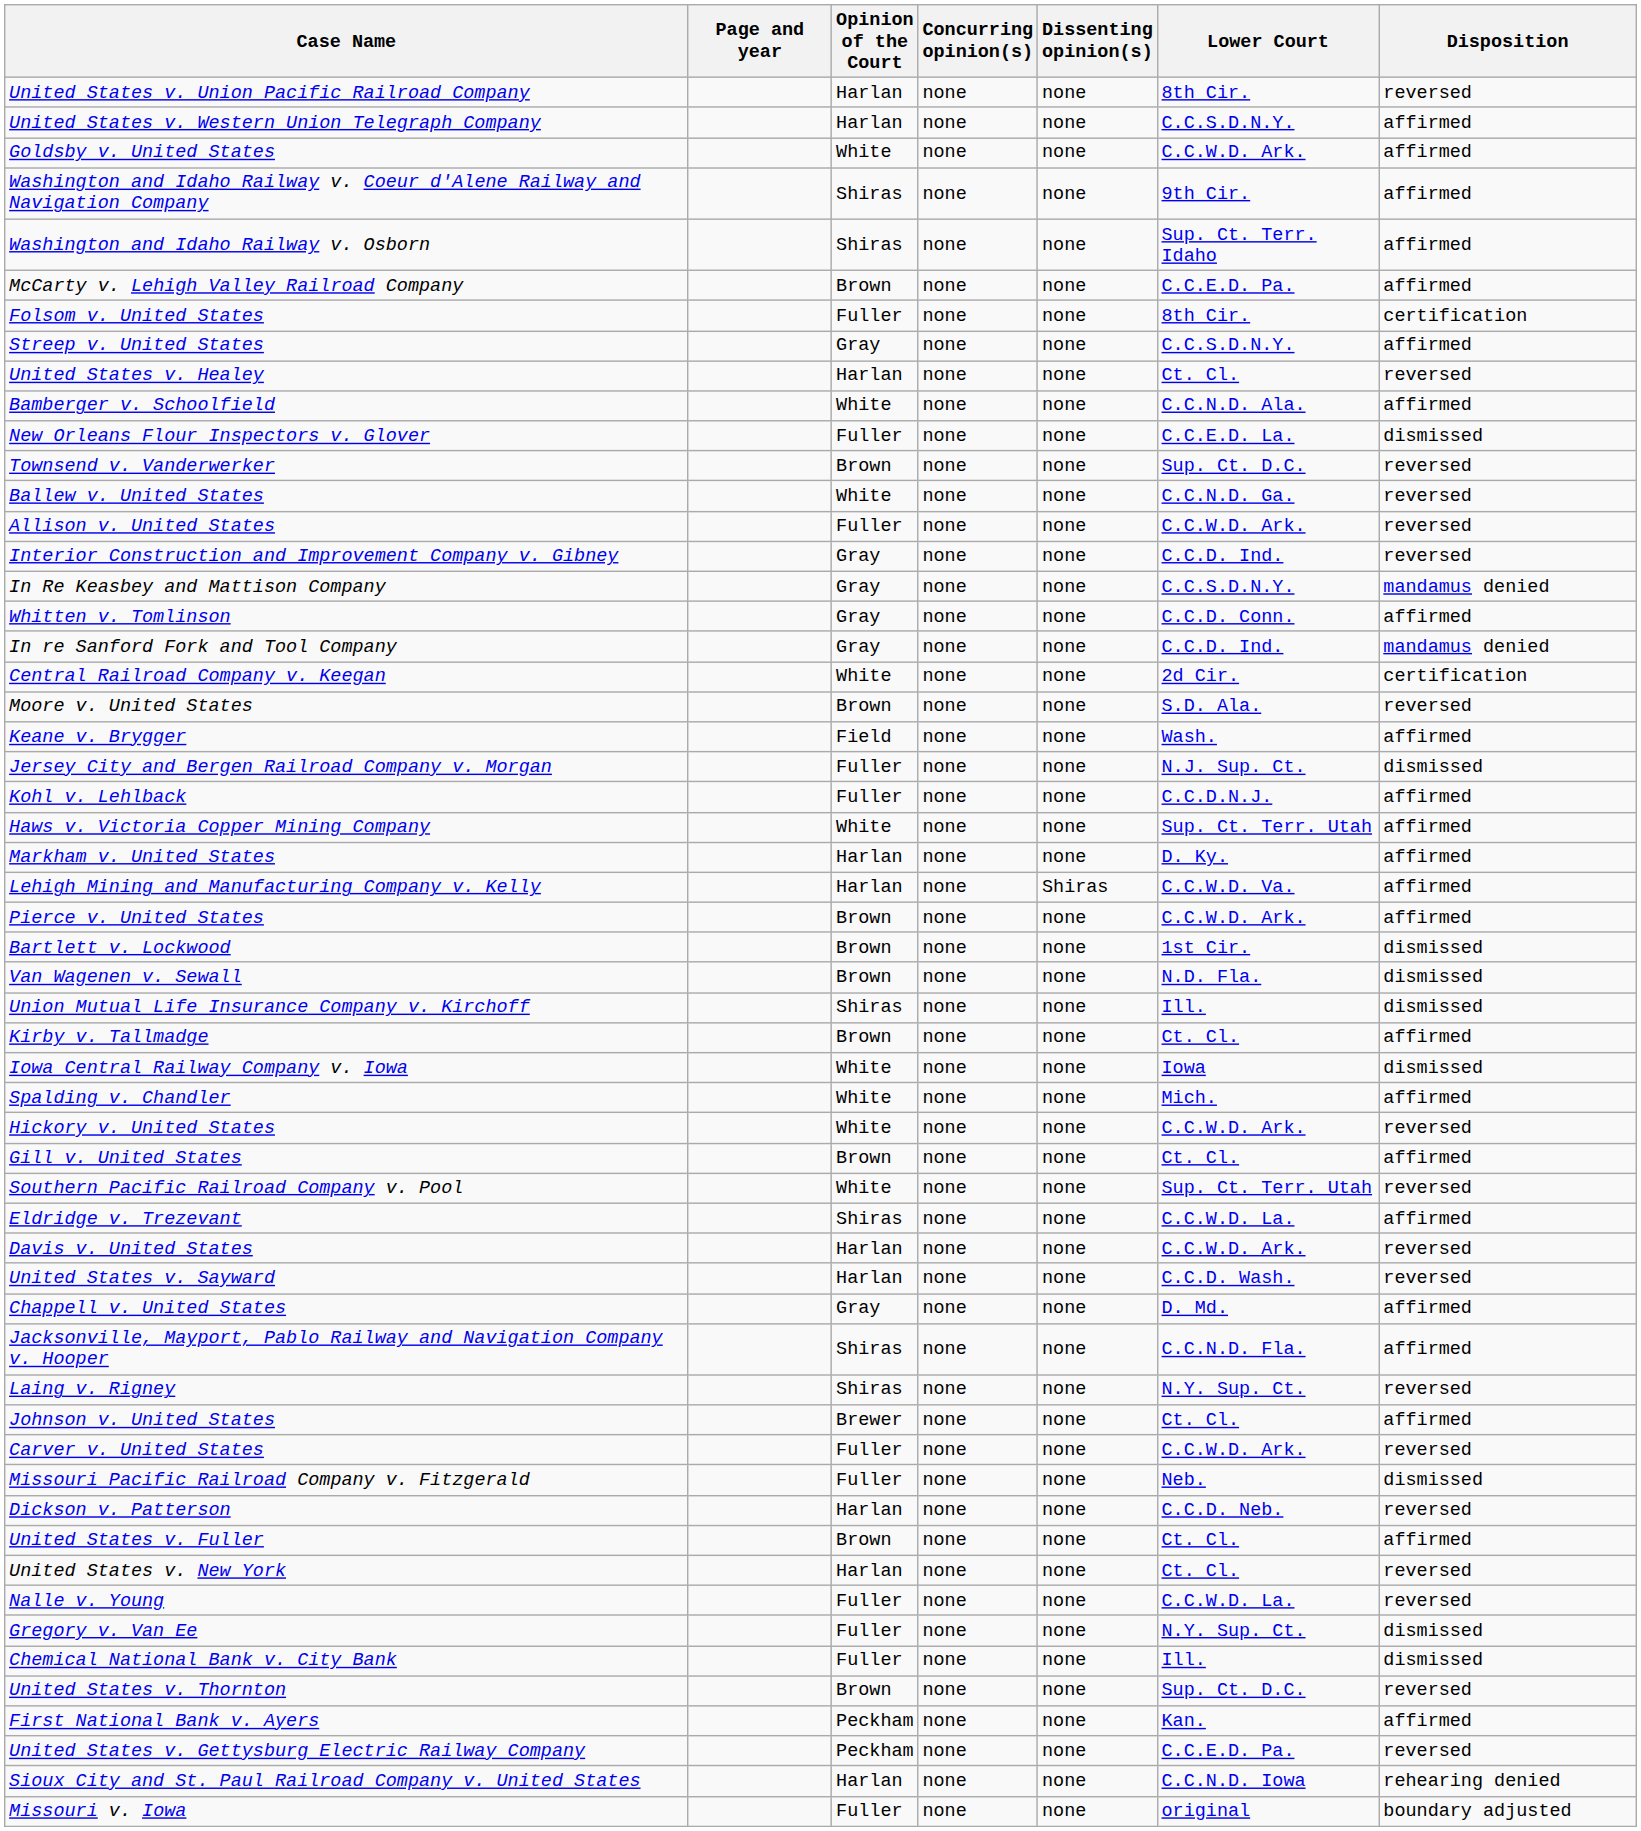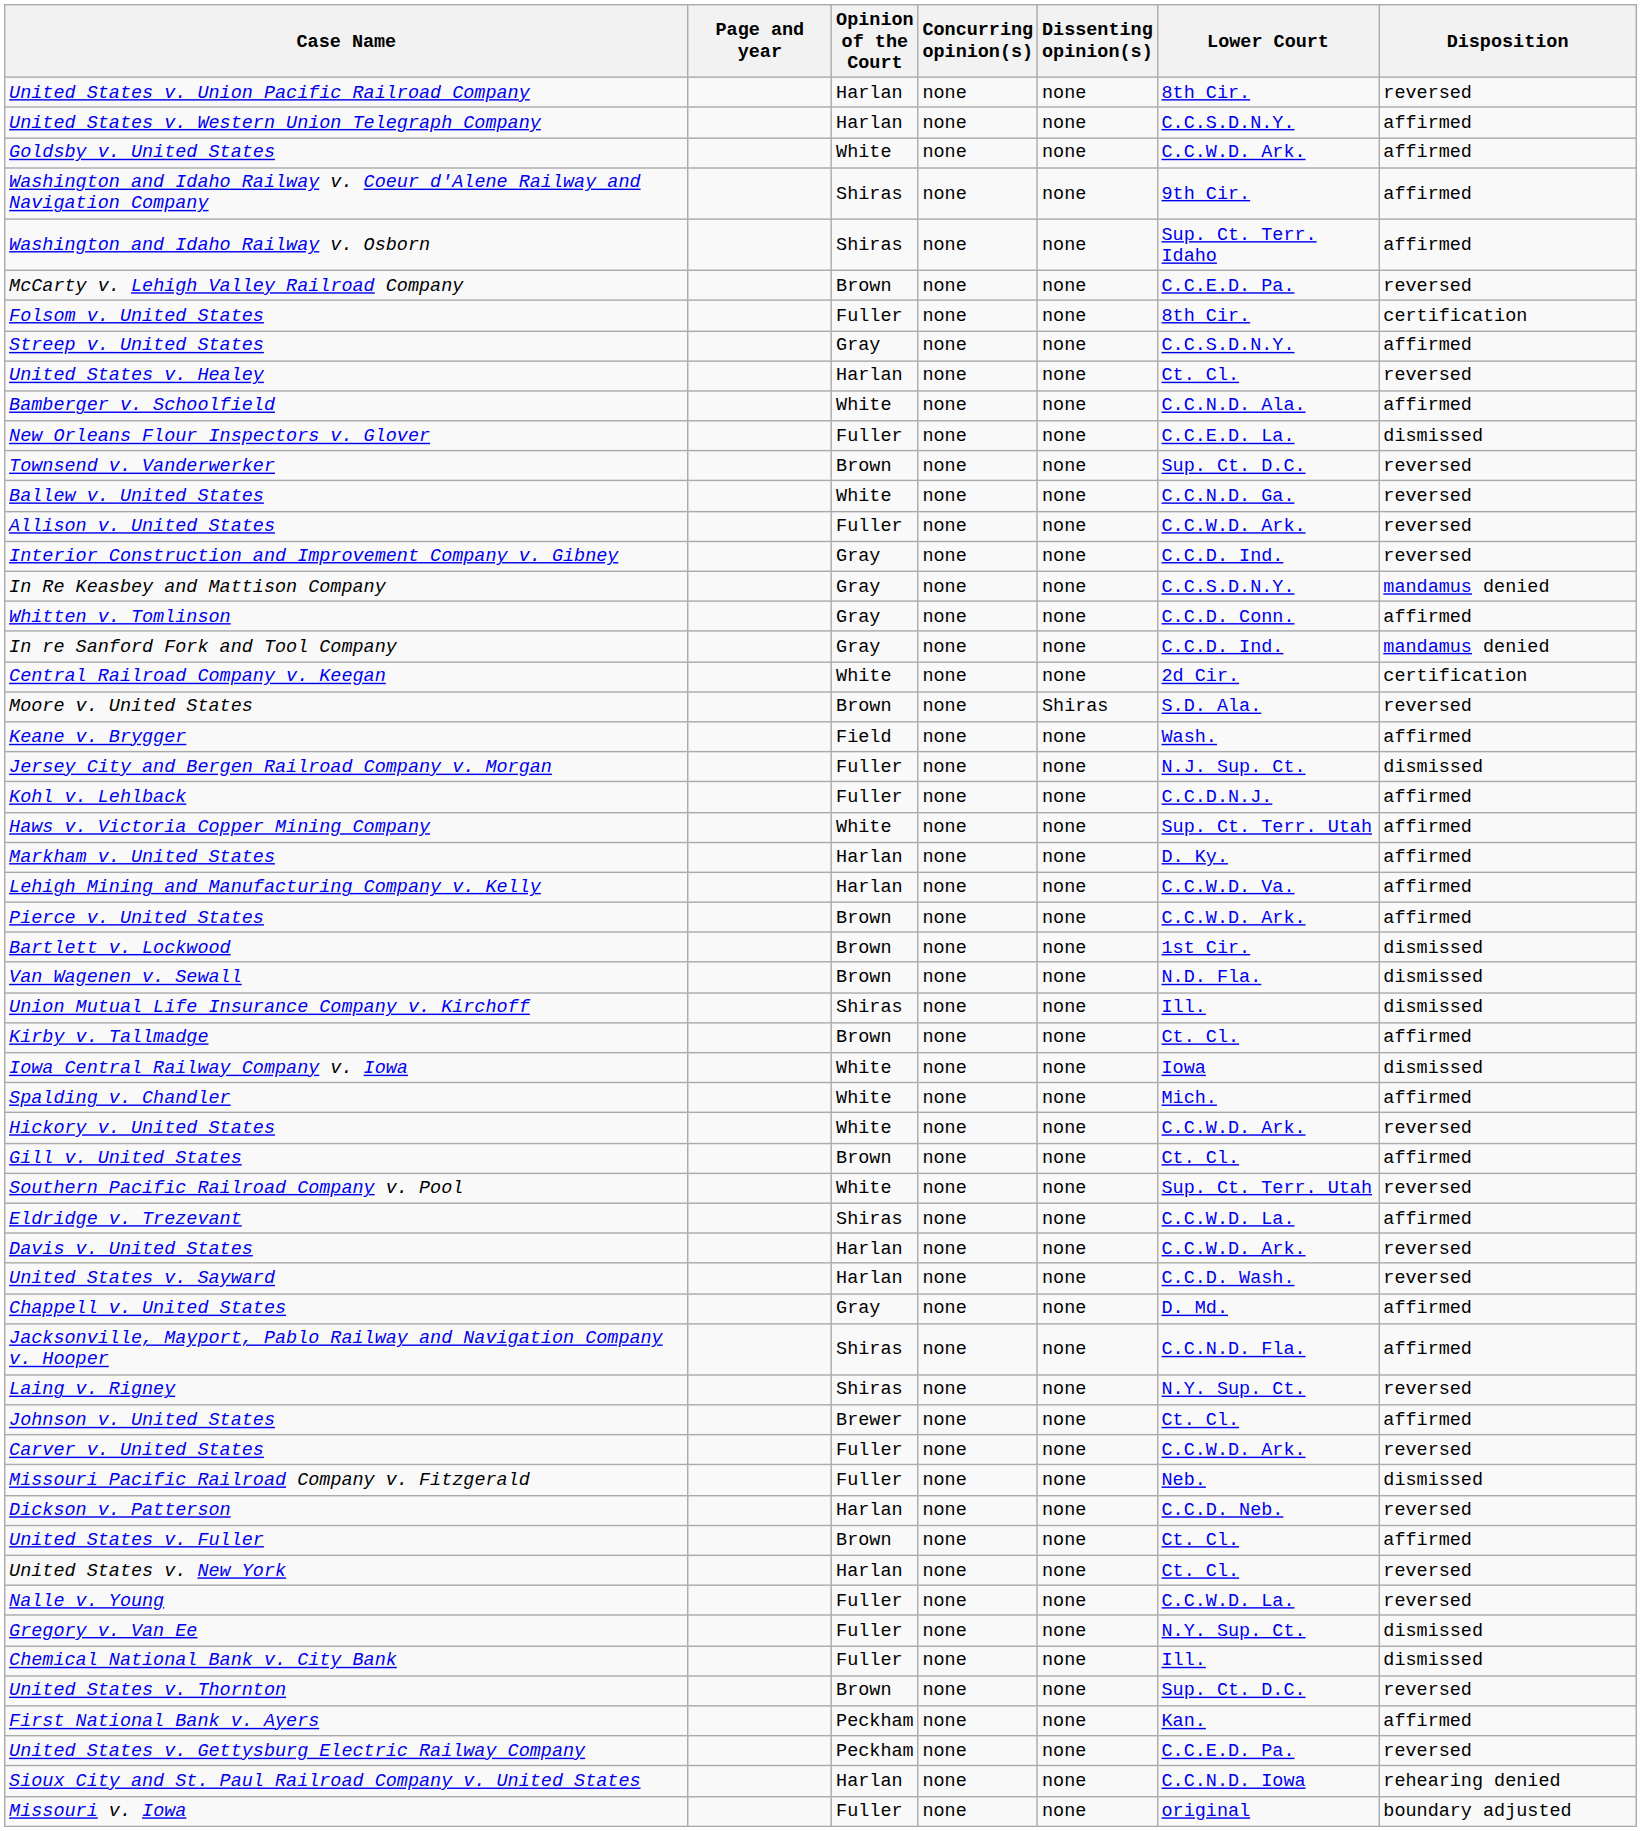(1428, 285) affirmed -> (1428, 285) reversed
(1064, 707) none -> (1075, 707) Shiras
(1075, 887) Shiras -> (1064, 887) none
